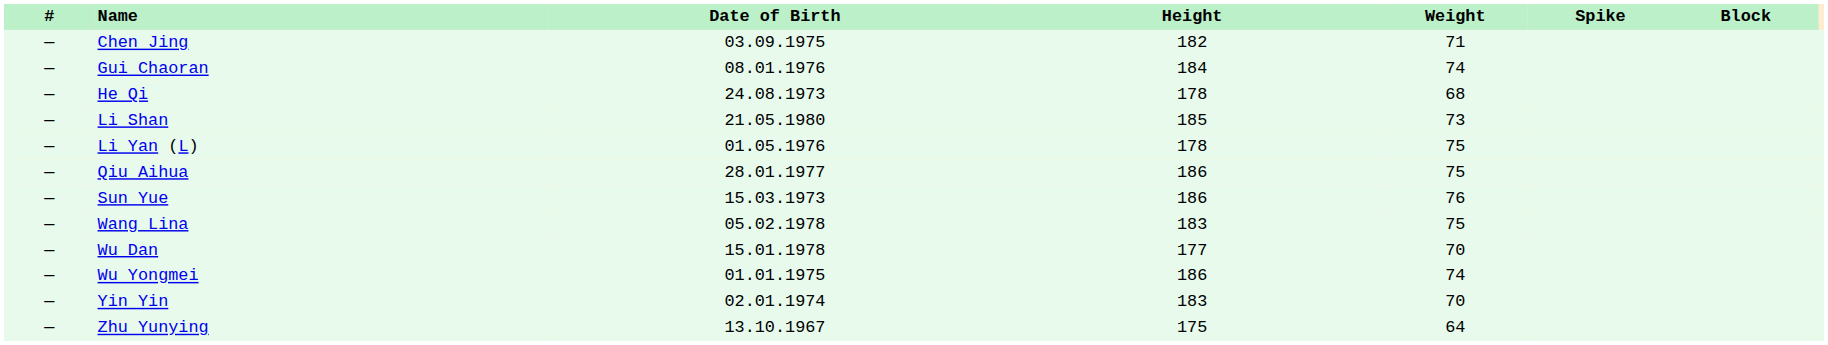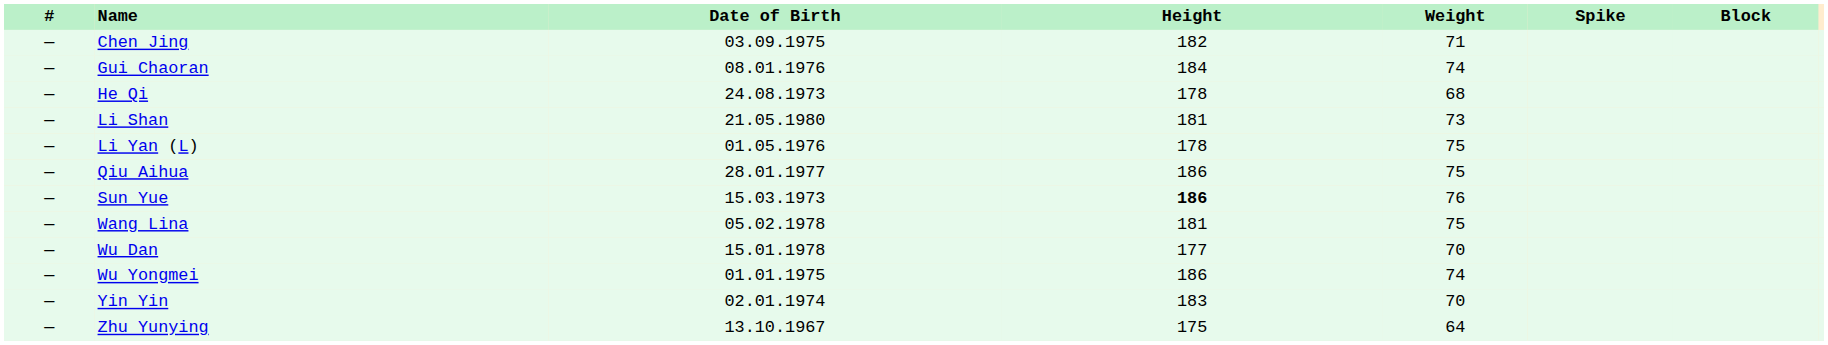(1192, 121) 185 -> (1192, 121) 181
(1192, 198) normal -> (1192, 198) bold
(1192, 224) 183 -> (1192, 224) 181
